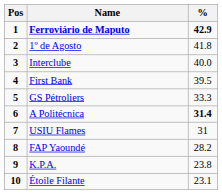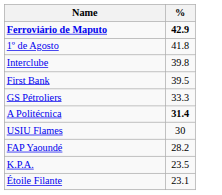- column: (16, 13)
(203, 63) 40.0 -> (180, 63) 39.8
(203, 131) 31 -> (180, 131) 30
(203, 165) 23.8 -> (180, 165) 23.5
